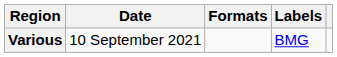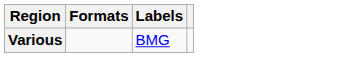- column: (135, 16)
